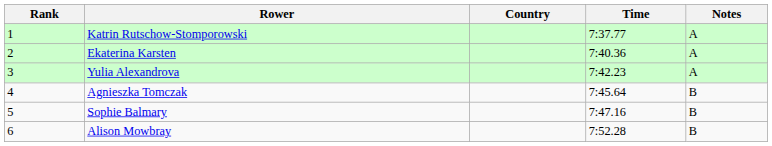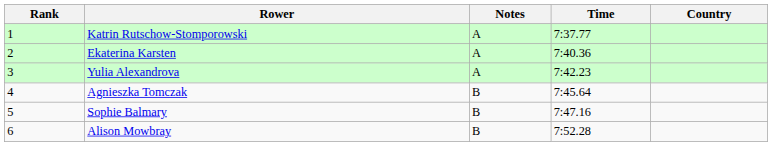columns swapped: (528, 14) <-> (727, 14)
